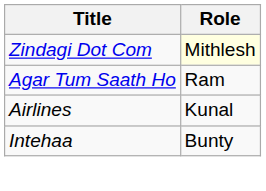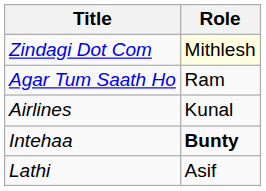(209, 140) normal -> (212, 140) bold
+ row: (30, 170)
